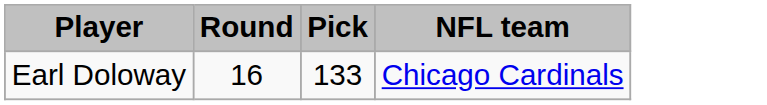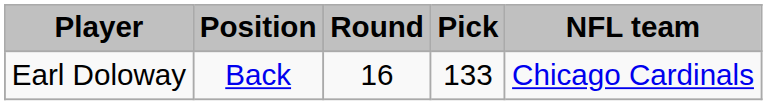+ column: (258, 27)
